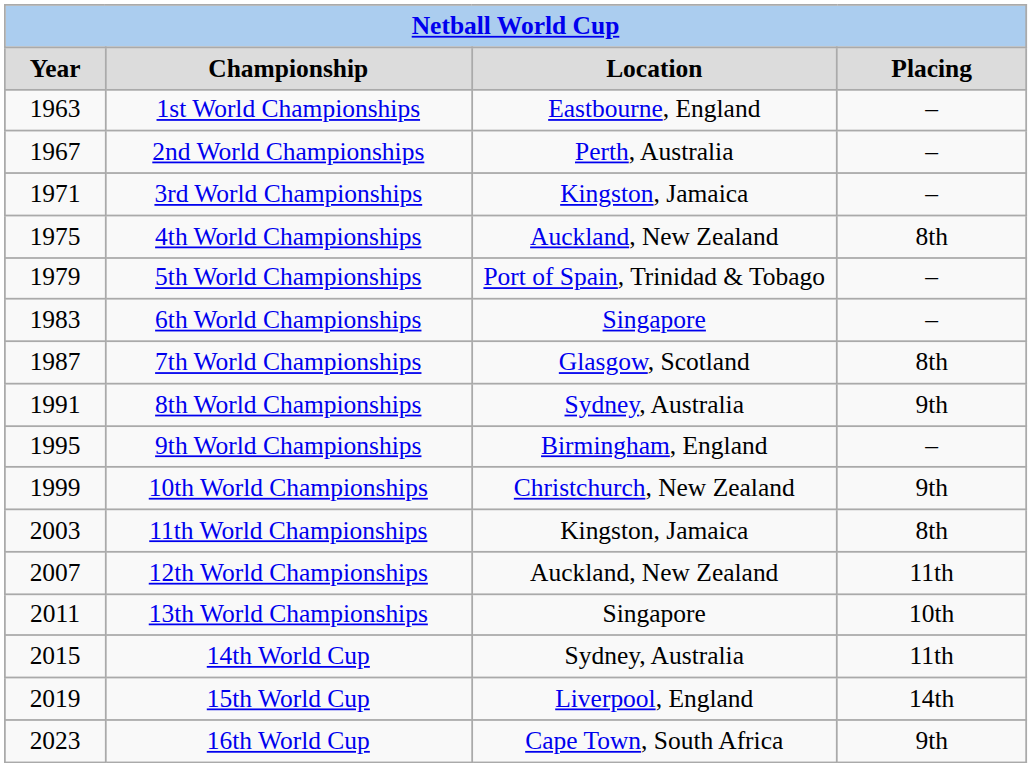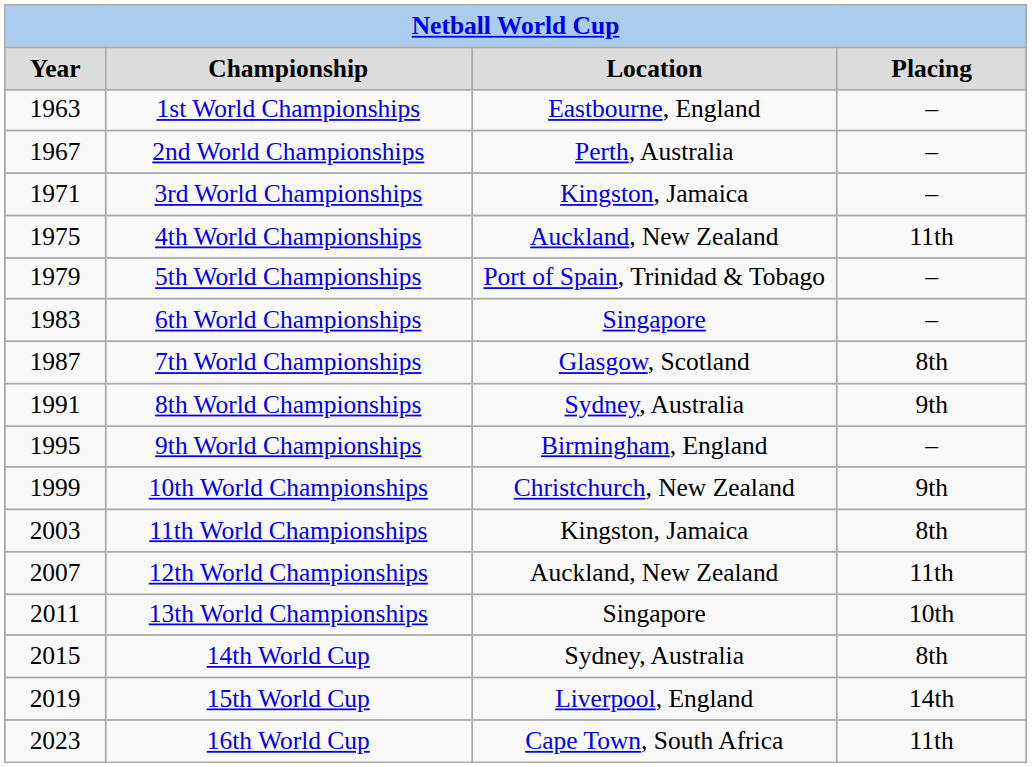(932, 236) 8th -> (932, 236) 11th
(932, 656) 11th -> (932, 656) 8th
(932, 740) 9th -> (932, 740) 11th
